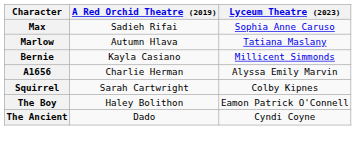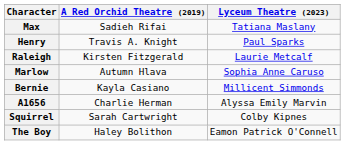(285, 27) Sophia Anne Caruso -> (274, 27) Tatiana Maslany
+ row: (32, 42)
+ row: (32, 57)
(285, 42) Tatiana Maslany -> (274, 72) Sophia Anne Caruso
- row: (37, 117)
